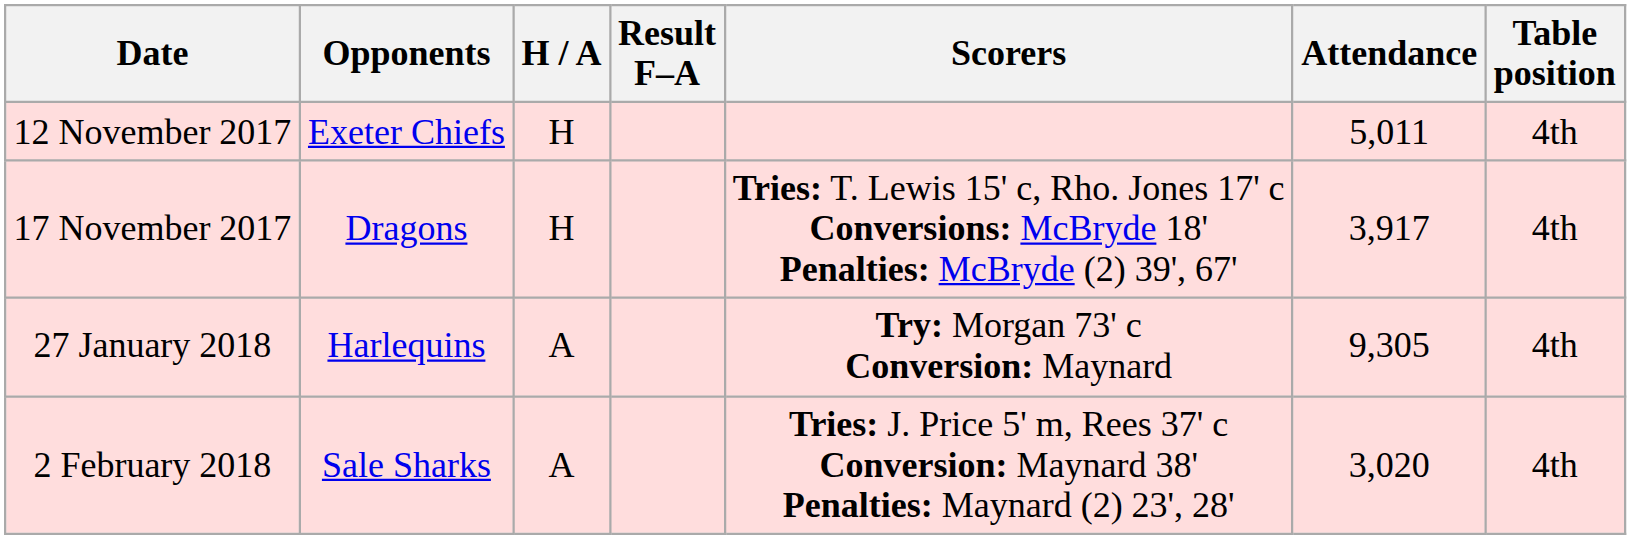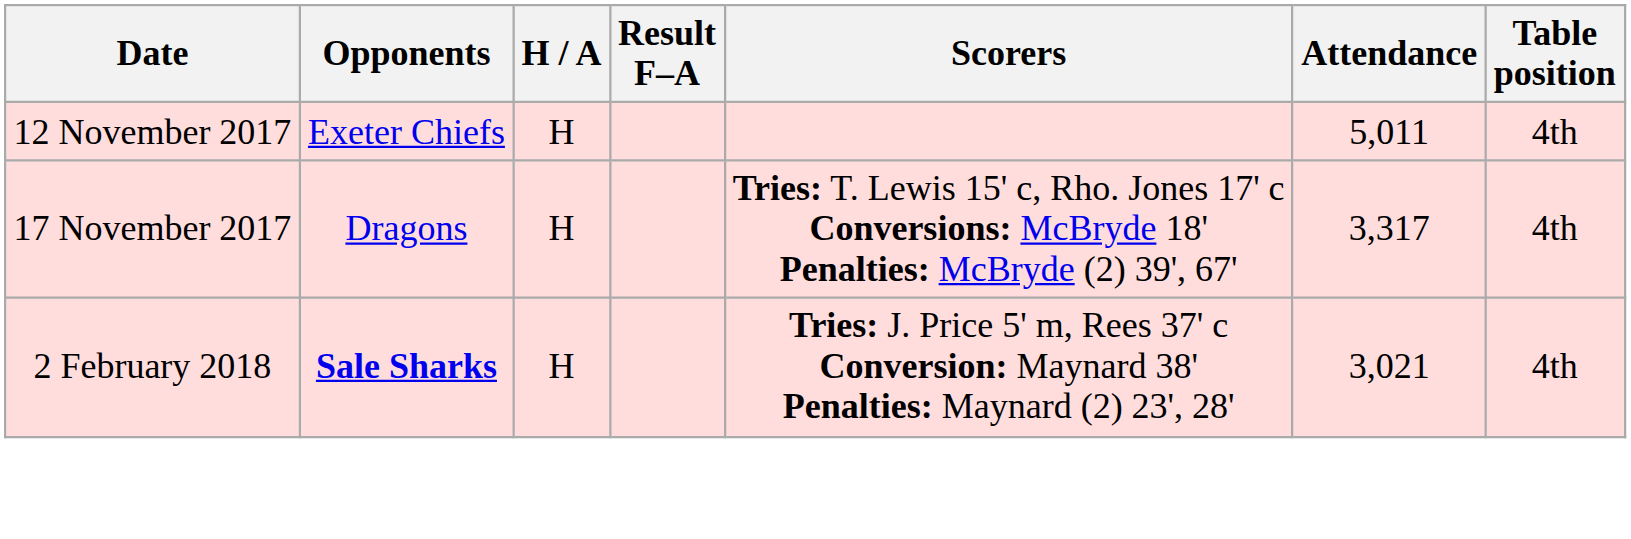(1389, 228) 3,917 -> (1389, 228) 3,317
- row: (152, 346)
(406, 463) normal -> (406, 366) bold
(562, 463) A -> (562, 366) H
(1389, 463) 3,020 -> (1389, 366) 3,021
